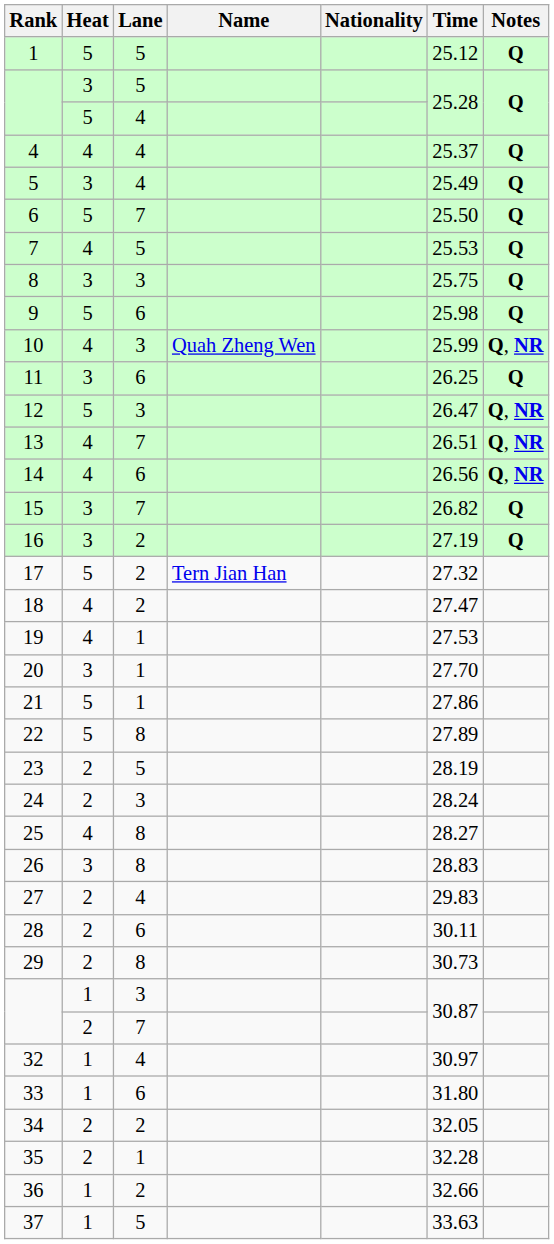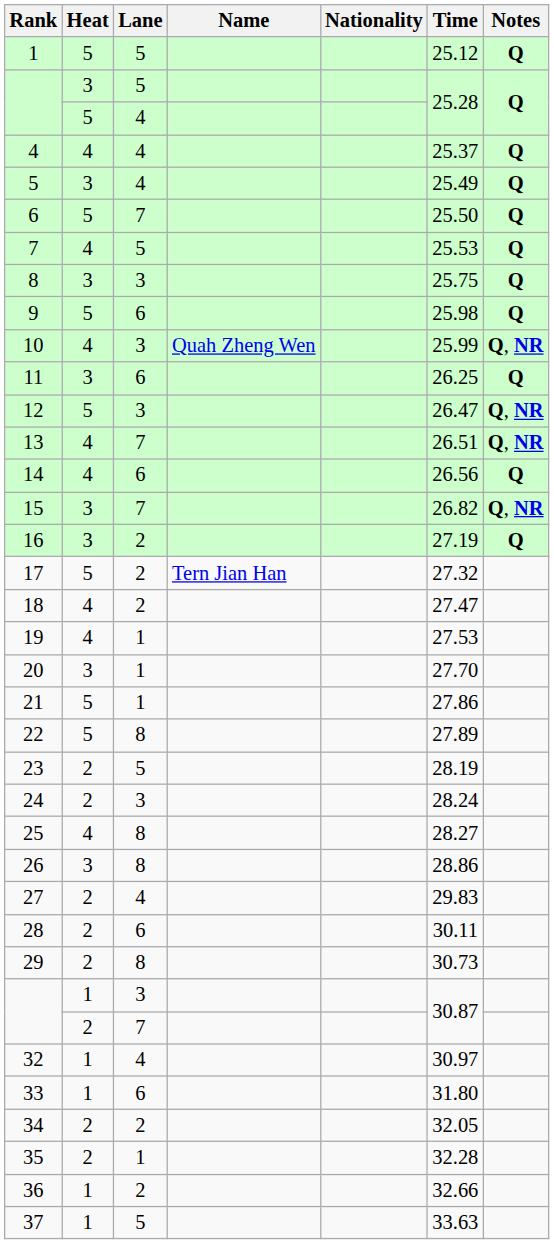(516, 475) Q, NR -> (516, 475) Q
(516, 507) Q -> (516, 507) Q, NR
(455, 865) 28.83 -> (455, 865) 28.86
